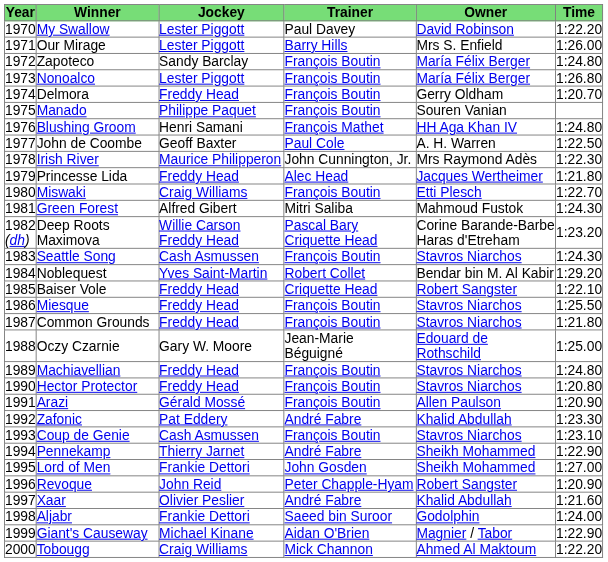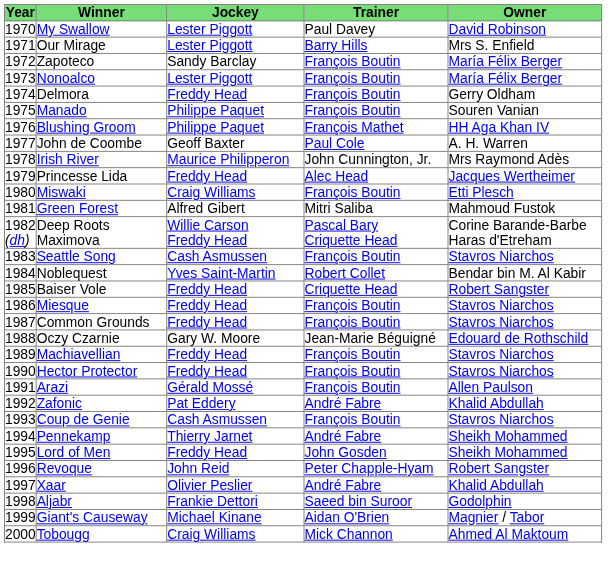- column: (579, 13)
(201, 127) Henri Samani -> (216, 127) Philippe Paquet
(204, 468) Frankie Dettori -> (207, 452) Freddy Head
